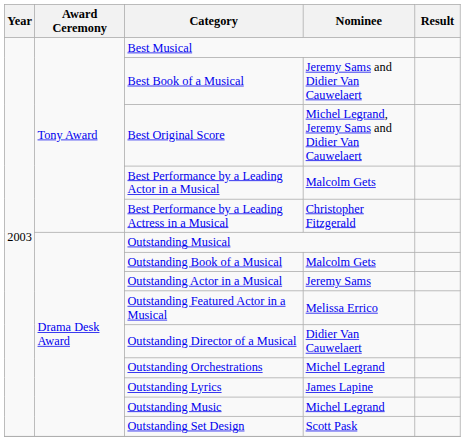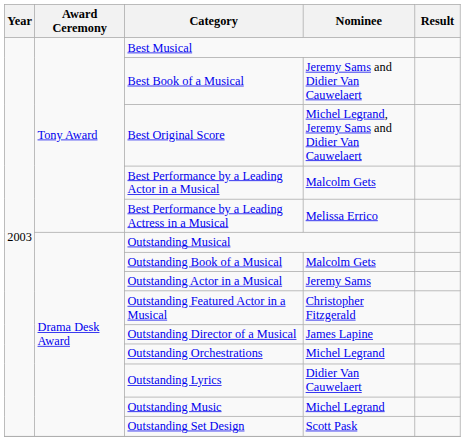(335, 215) Christopher Fitzgerald -> (342, 215) Melissa Errico
(342, 307) Melissa Errico -> (335, 307) Christopher Fitzgerald
(334, 341) Didier Van Cauwelaert -> (339, 334) James Lapine
(339, 387) James Lapine -> (334, 380) Didier Van Cauwelaert
